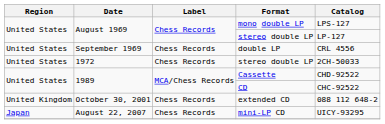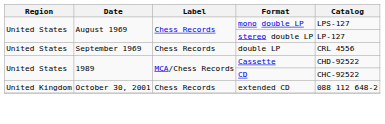- row: (85, 62)
- row: (111, 112)
